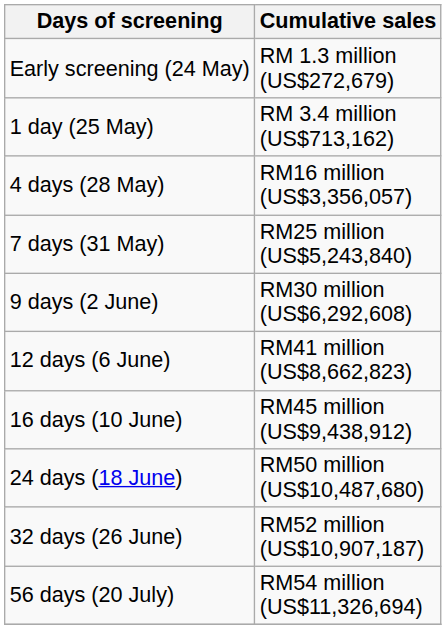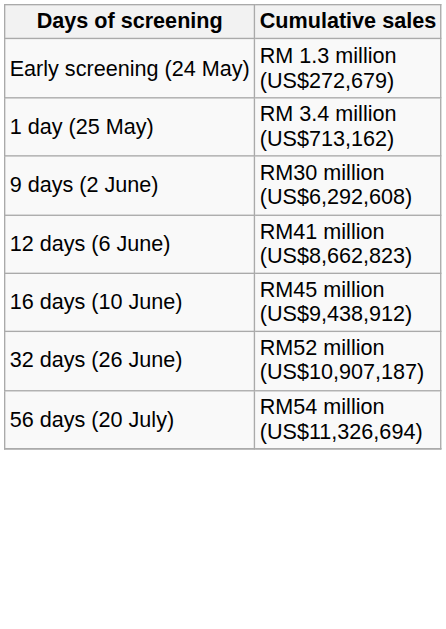- row: (87, 185)
- row: (87, 243)
- row: (96, 477)
